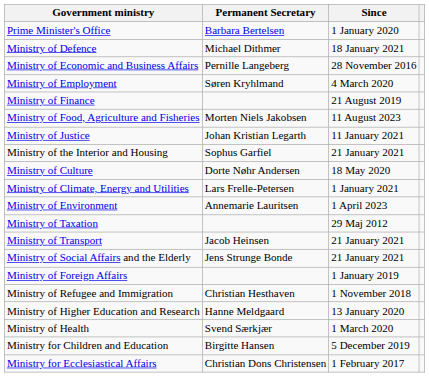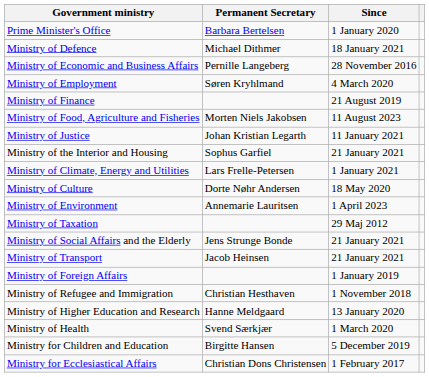rows swapped: (98, 188) <-> (50, 170)
rows swapped: (99, 258) <-> (54, 240)
